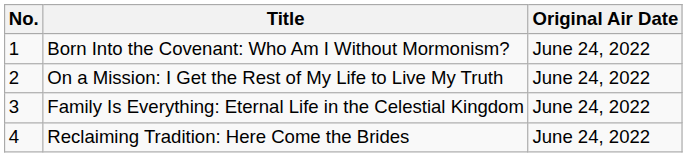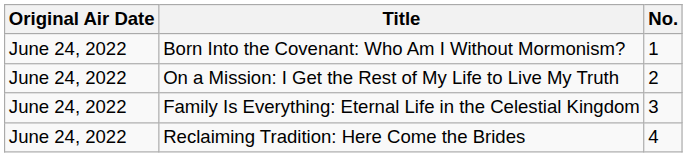columns swapped: (24, 19) <-> (605, 19)
